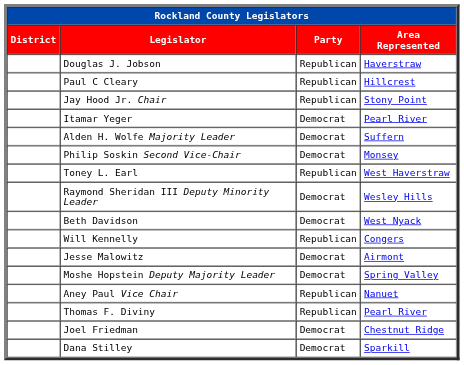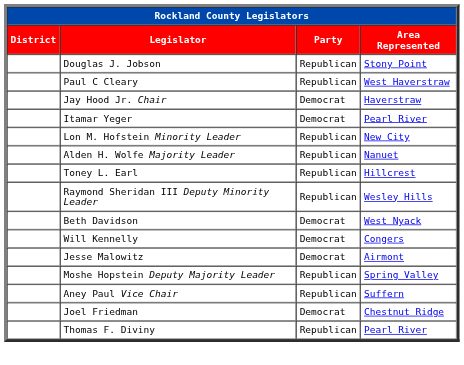(393, 63) Haverstraw -> (396, 63) Stony Point
(390, 82) Hillcrest -> (407, 82) West Haverstraw
(328, 100) Republican -> (322, 100) Democrat
(396, 100) Stony Point -> (393, 100) Haverstraw
+ row: (152, 136)
(322, 136) Democrat -> (328, 155) Republican
(384, 136) Suffern -> (381, 155) Nanuet
- row: (152, 155)
(407, 173) West Haverstraw -> (390, 173) Hillcrest
(322, 197) Democrat -> (328, 197) Republican
(328, 239) Republican -> (322, 239) Democrat
(322, 275) Democrat -> (328, 275) Republican
(381, 293) Nanuet -> (384, 293) Suffern
rows swapped: (101, 330) <-> (109, 312)
- row: (98, 348)
